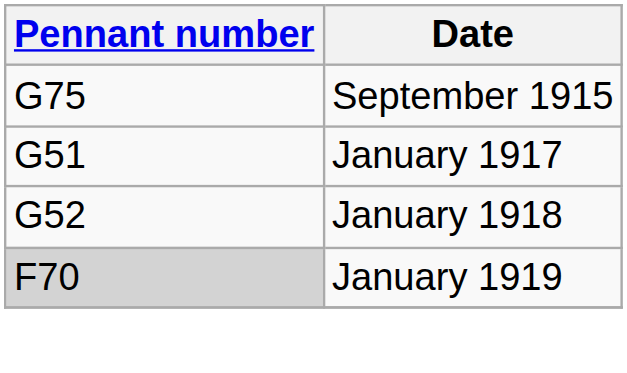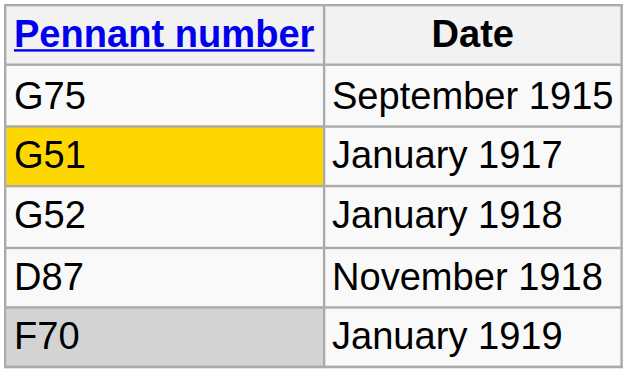(50, 155) no background -> (50, 155) gold background
+ row: (467, 276)
